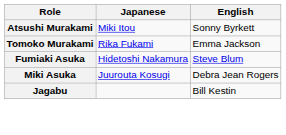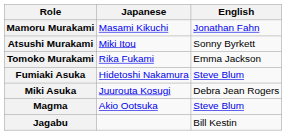+ row: (50, 28)
+ row: (50, 106)
